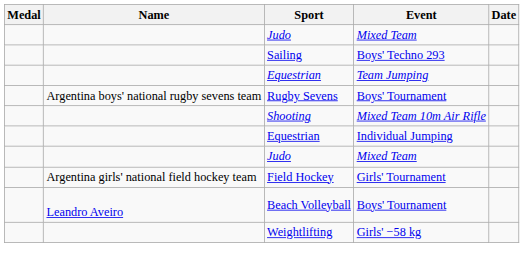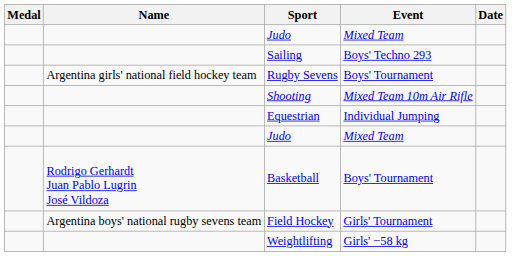- row: (294, 75)
(154, 96) Argentina boys' national rugby sevens team -> (151, 75) Argentina girls' national field hockey team
+ row: (293, 178)
(151, 177) Argentina girls' national field hockey team -> (154, 220) Argentina boys' national rugby sevens team
- row: (309, 204)
